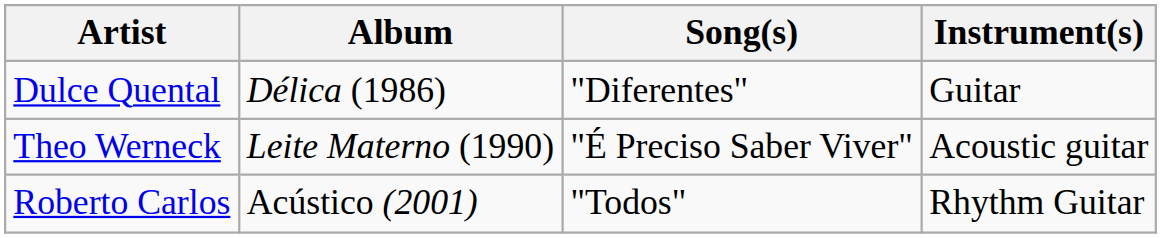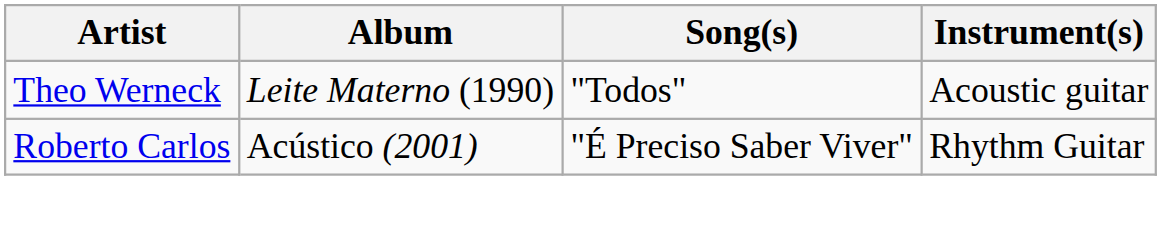- row: (117, 89)
(742, 145) "É Preciso Saber Viver" -> (628, 89) "Todos"
(628, 202) "Todos" -> (742, 145) "É Preciso Saber Viver"
